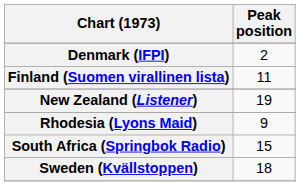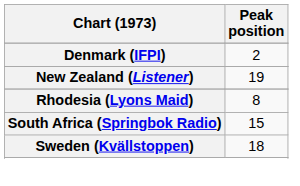- row: (119, 77)
(264, 123) 9 -> (256, 100) 8
